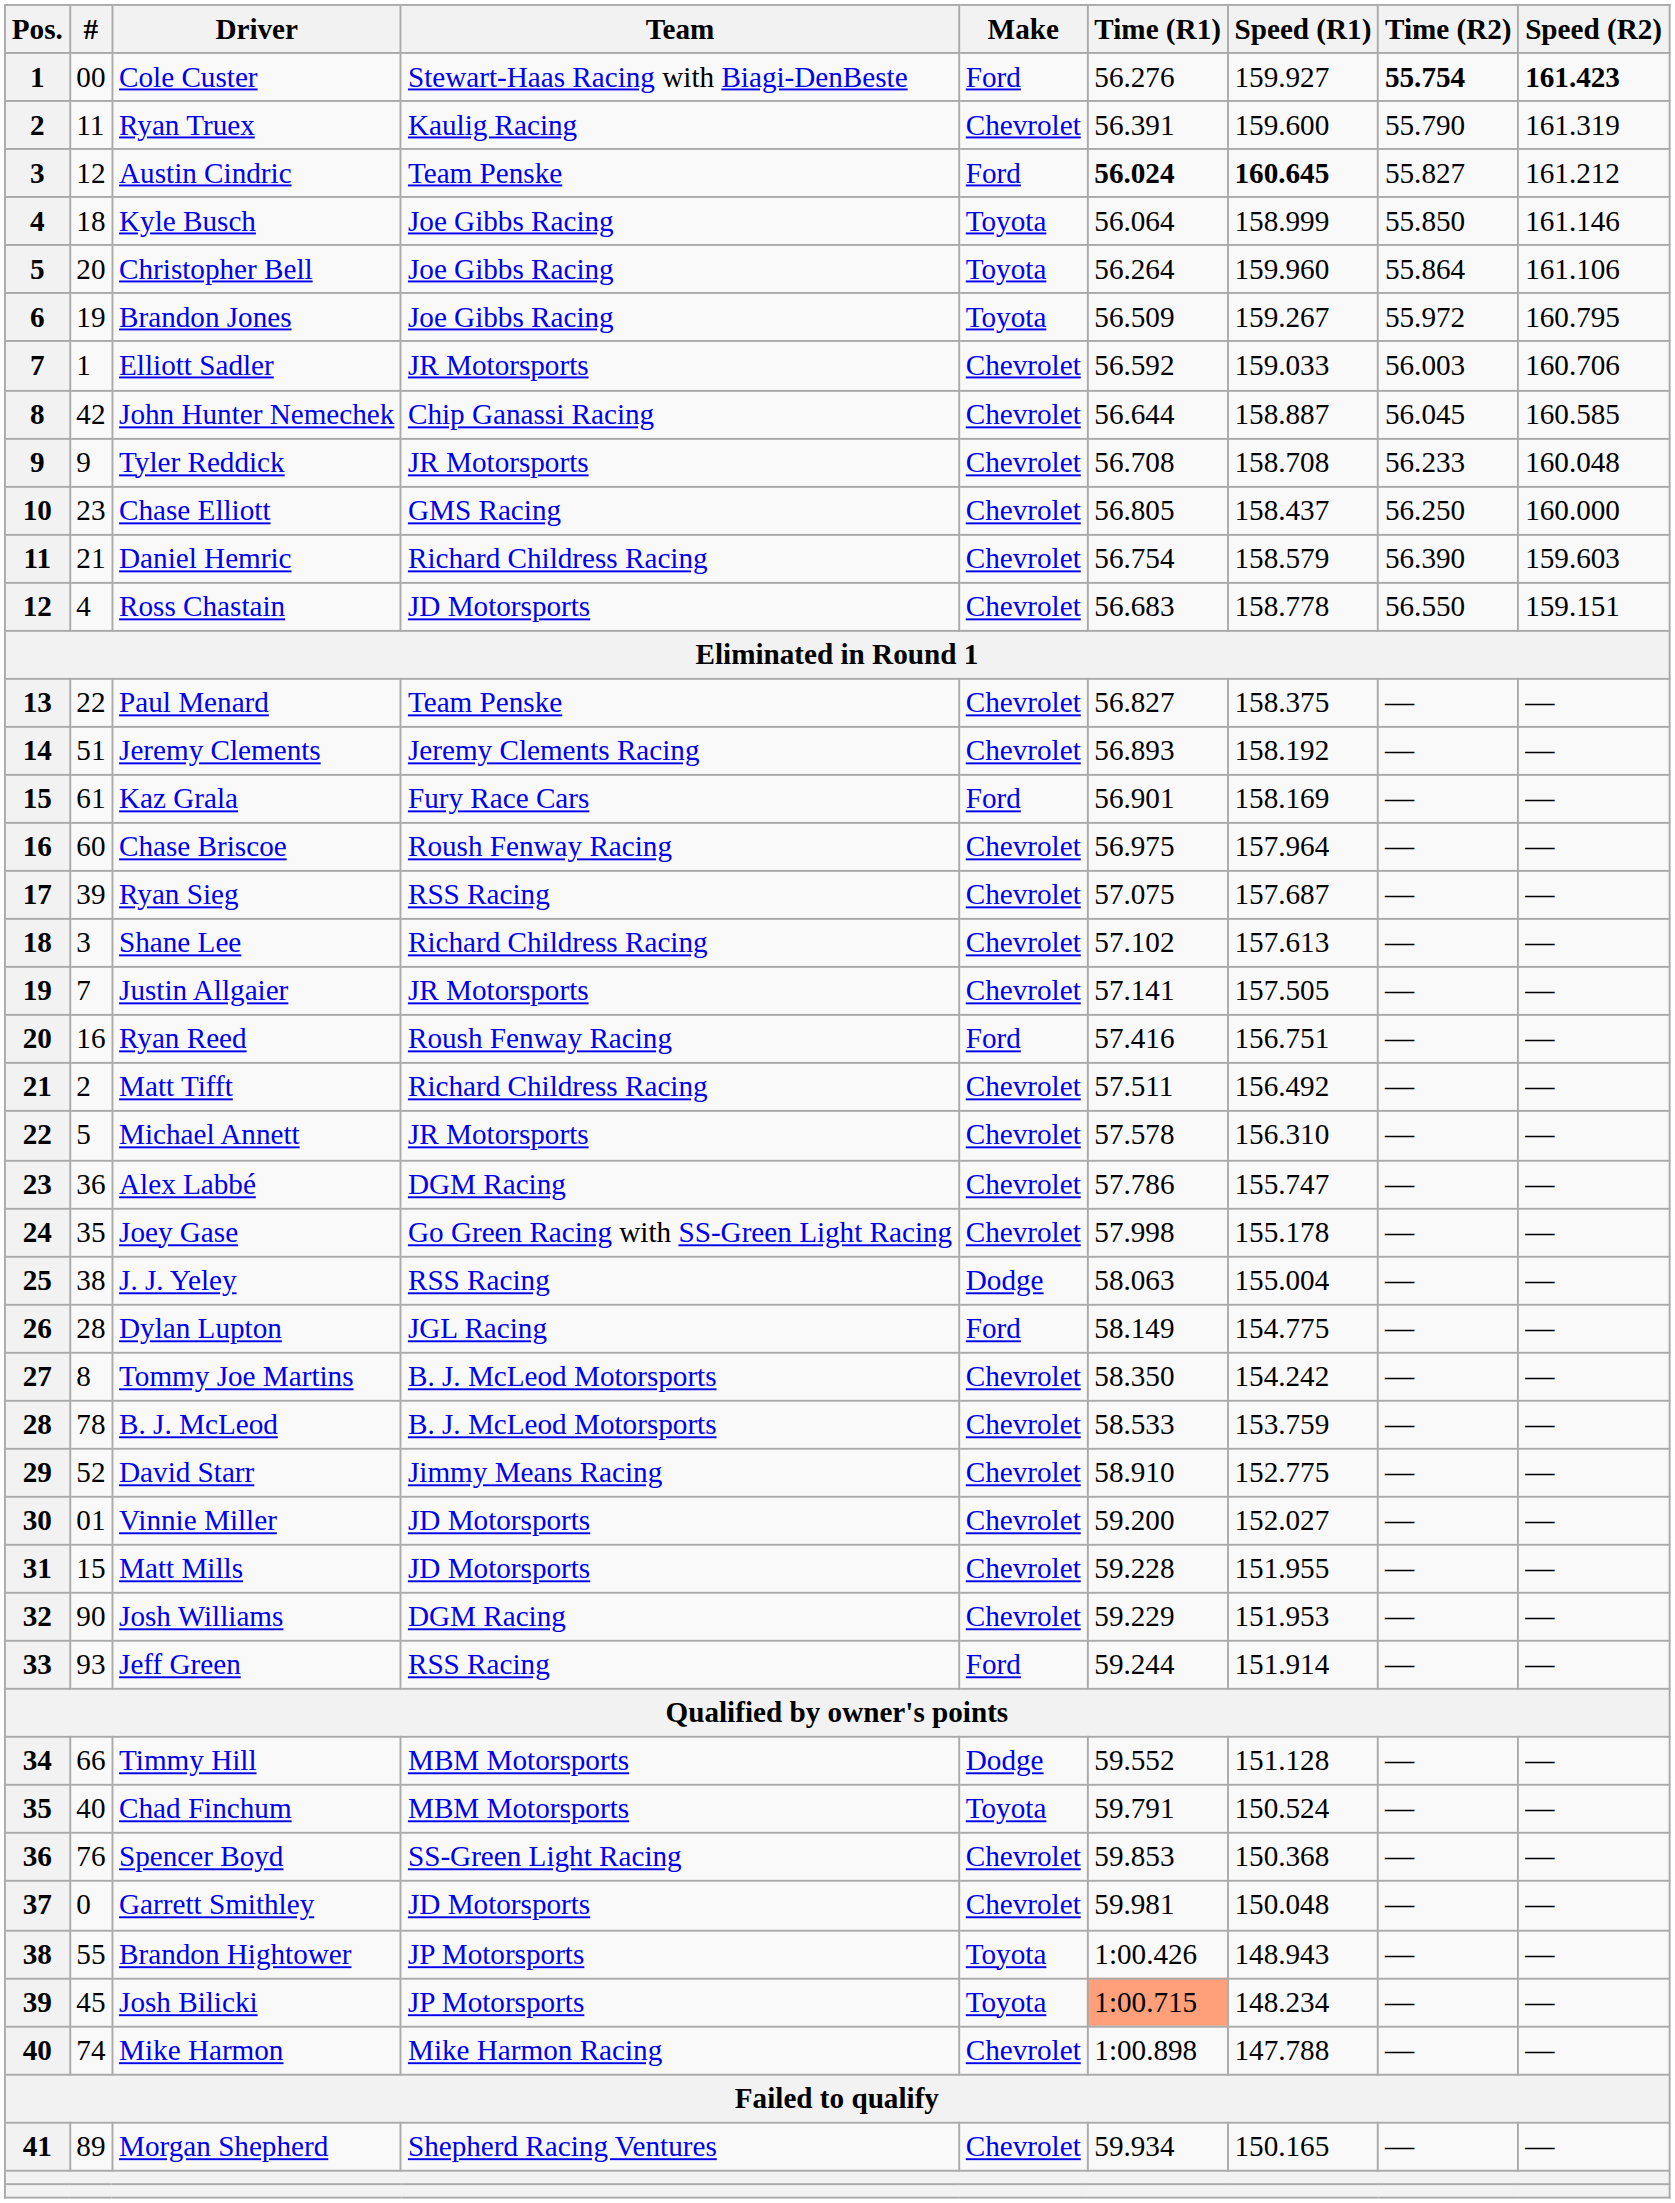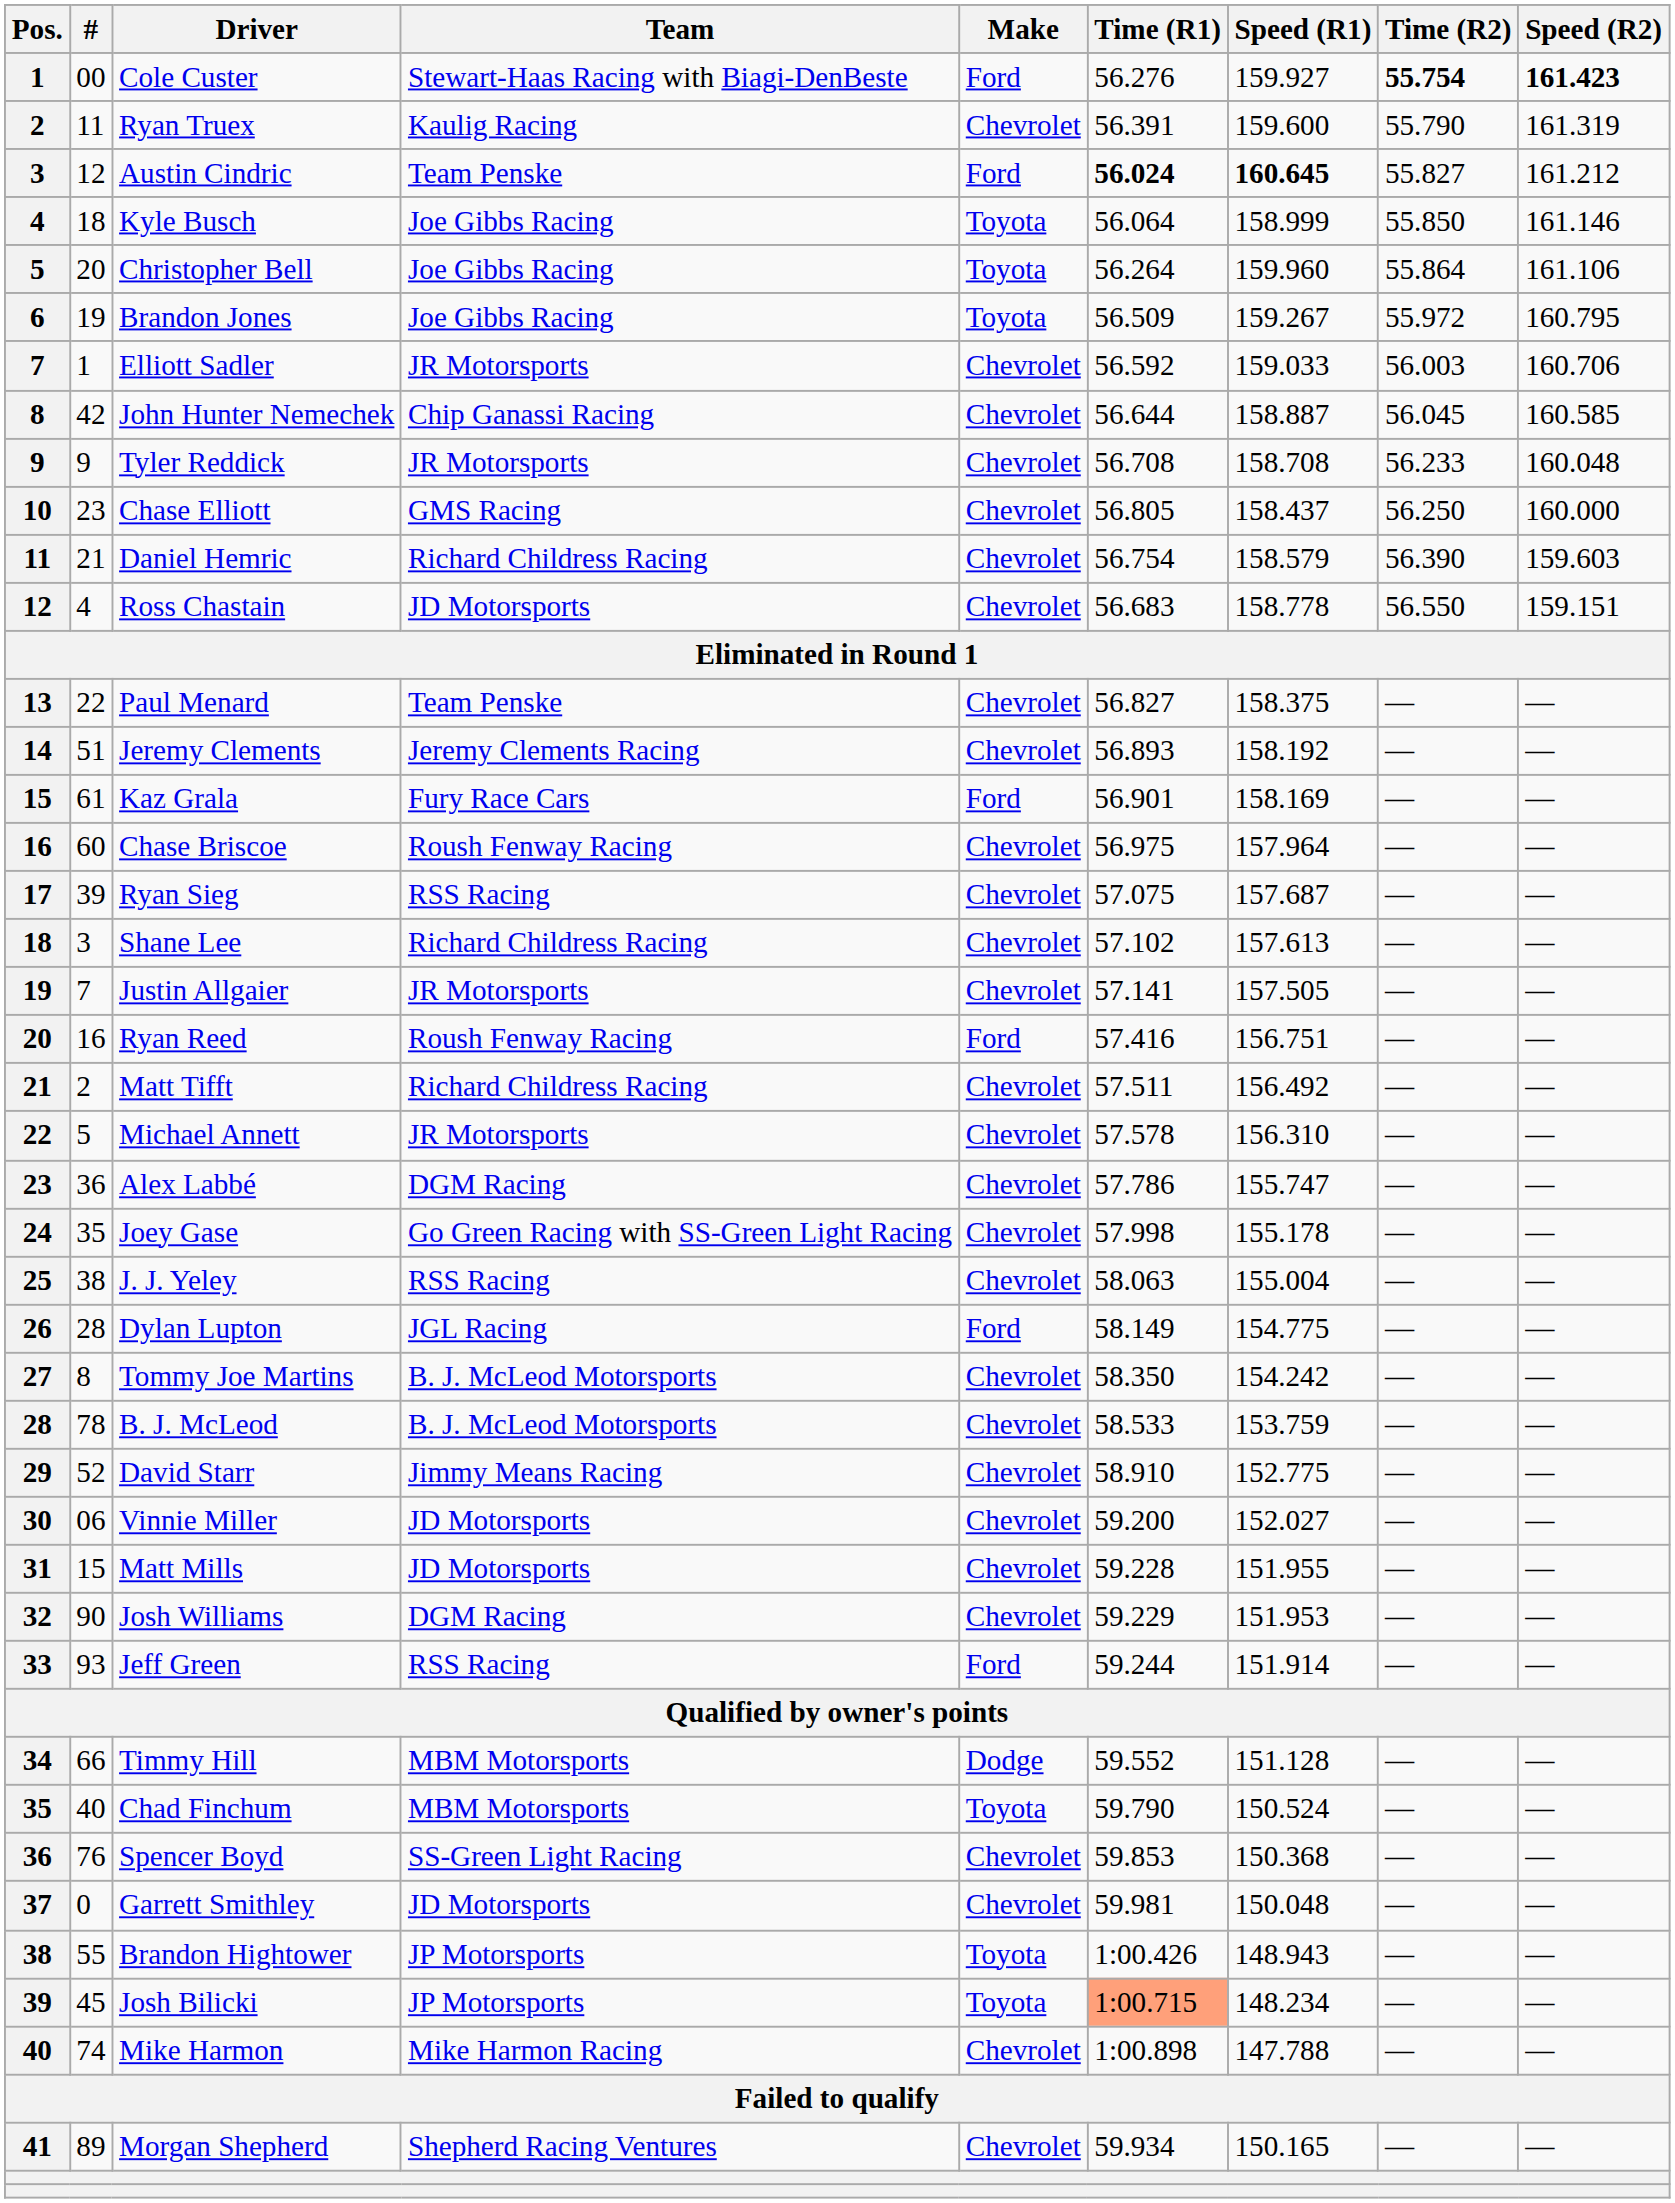(1005, 1279) Dodge -> (1023, 1279) Chevrolet
(91, 1520) 01 -> (91, 1520) 06
(1134, 1809) 59.791 -> (1134, 1809) 59.790
